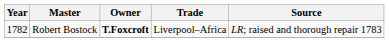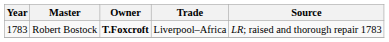(17, 29) 1782 -> (17, 29) 1783
